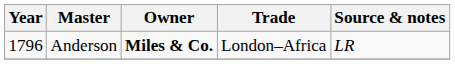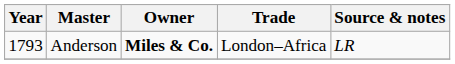(26, 45) 1796 -> (26, 45) 1793
